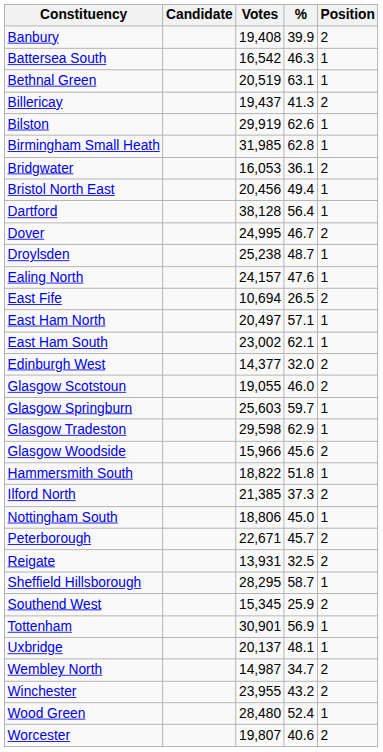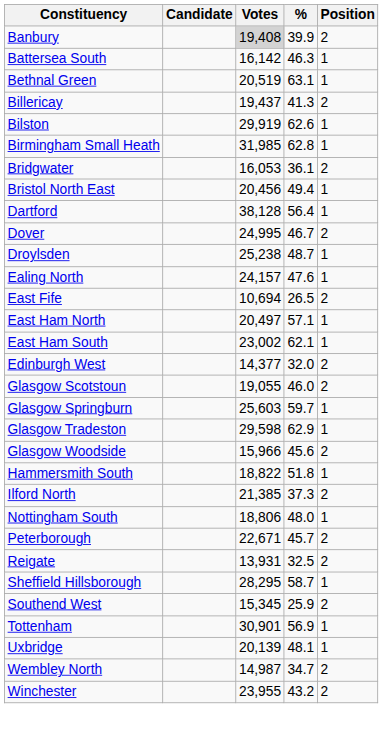(260, 37) no background -> (260, 37) lightgrey background
(260, 59) 16,542 -> (260, 59) 16,142
(301, 517) 45.0 -> (301, 517) 48.0
(260, 648) 20,137 -> (260, 648) 20,139
- row: (46, 713)
- row: (39, 735)
